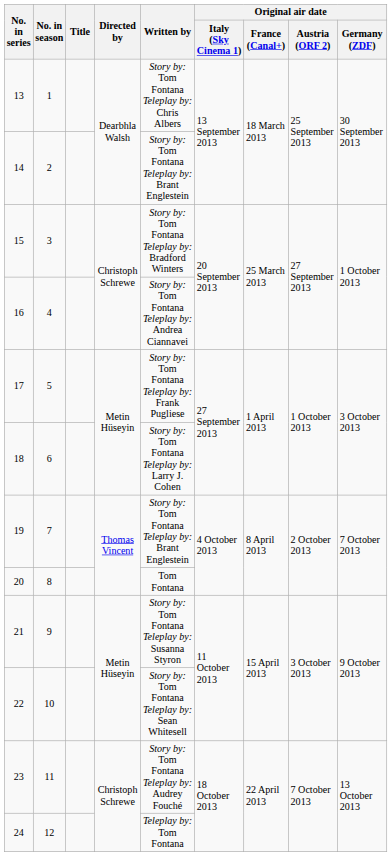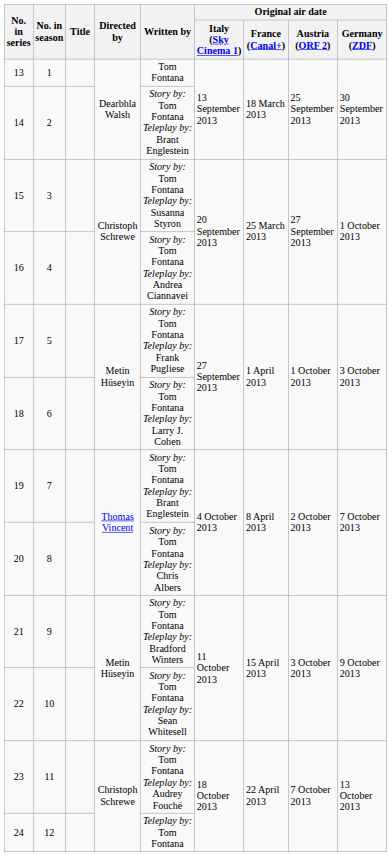(168, 95) Story by: Tom Fontana Teleplay by: Chris Albers -> (168, 72) Tom Fontana
(168, 240) Story by: Tom Fontana Teleplay by: Bradford Winters -> (168, 195) Story by: Tom Fontana Teleplay by: Susanna Styron
(168, 581) Tom Fontana -> (168, 558) Story by: Tom Fontana Teleplay by: Chris Albers
(168, 631) Story by: Tom Fontana Teleplay by: Susanna Styron -> (168, 631) Story by: Tom Fontana Teleplay by: Bradford Winters
